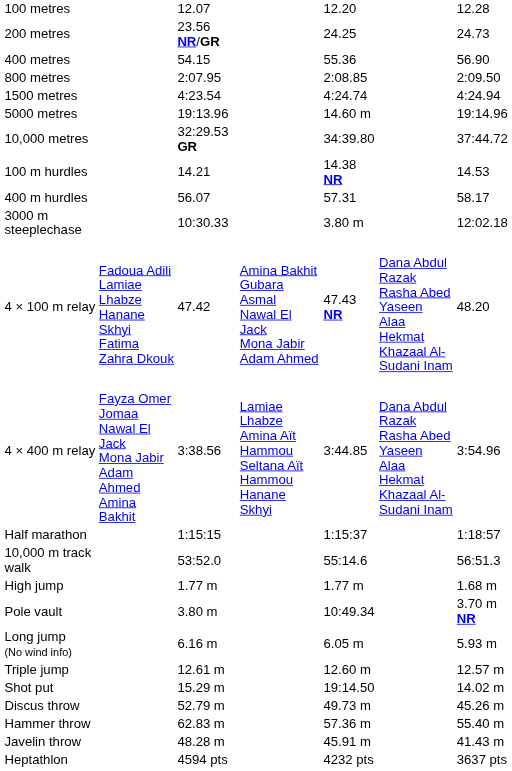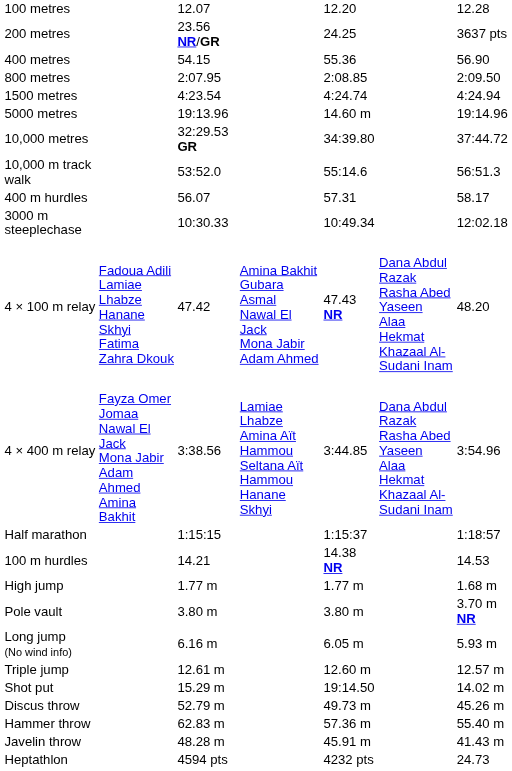(473, 34) 24.73 -> (482, 34) 3637 pts
rows swapped: (46, 172) <-> (48, 560)
(344, 222) 3.80 m -> (349, 222) 10:49.34
(349, 611) 10:49.34 -> (344, 611) 3.80 m
(482, 760) 3637 pts -> (473, 760) 24.73
